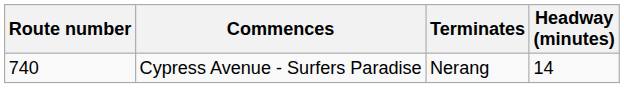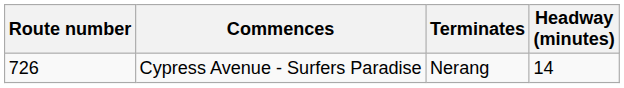(24, 67) 740 -> (24, 67) 726
